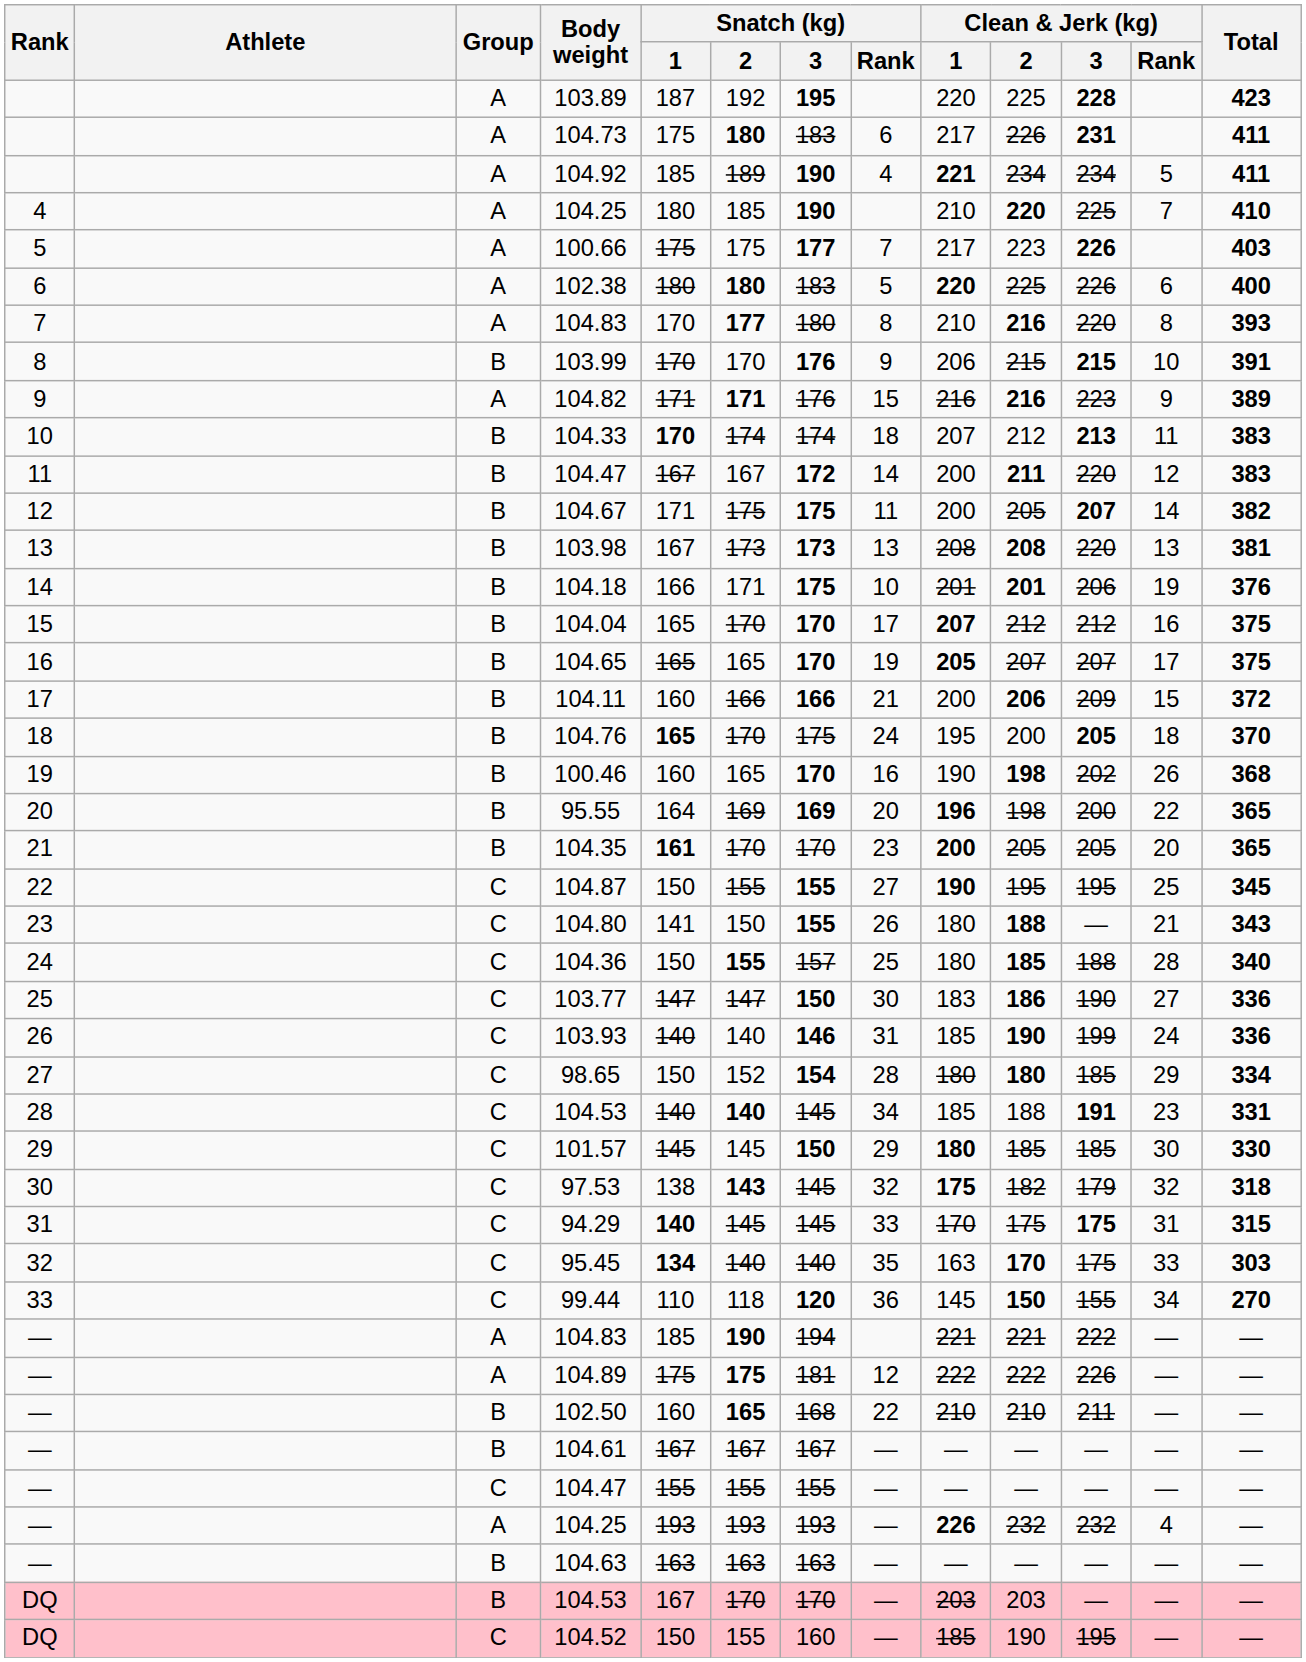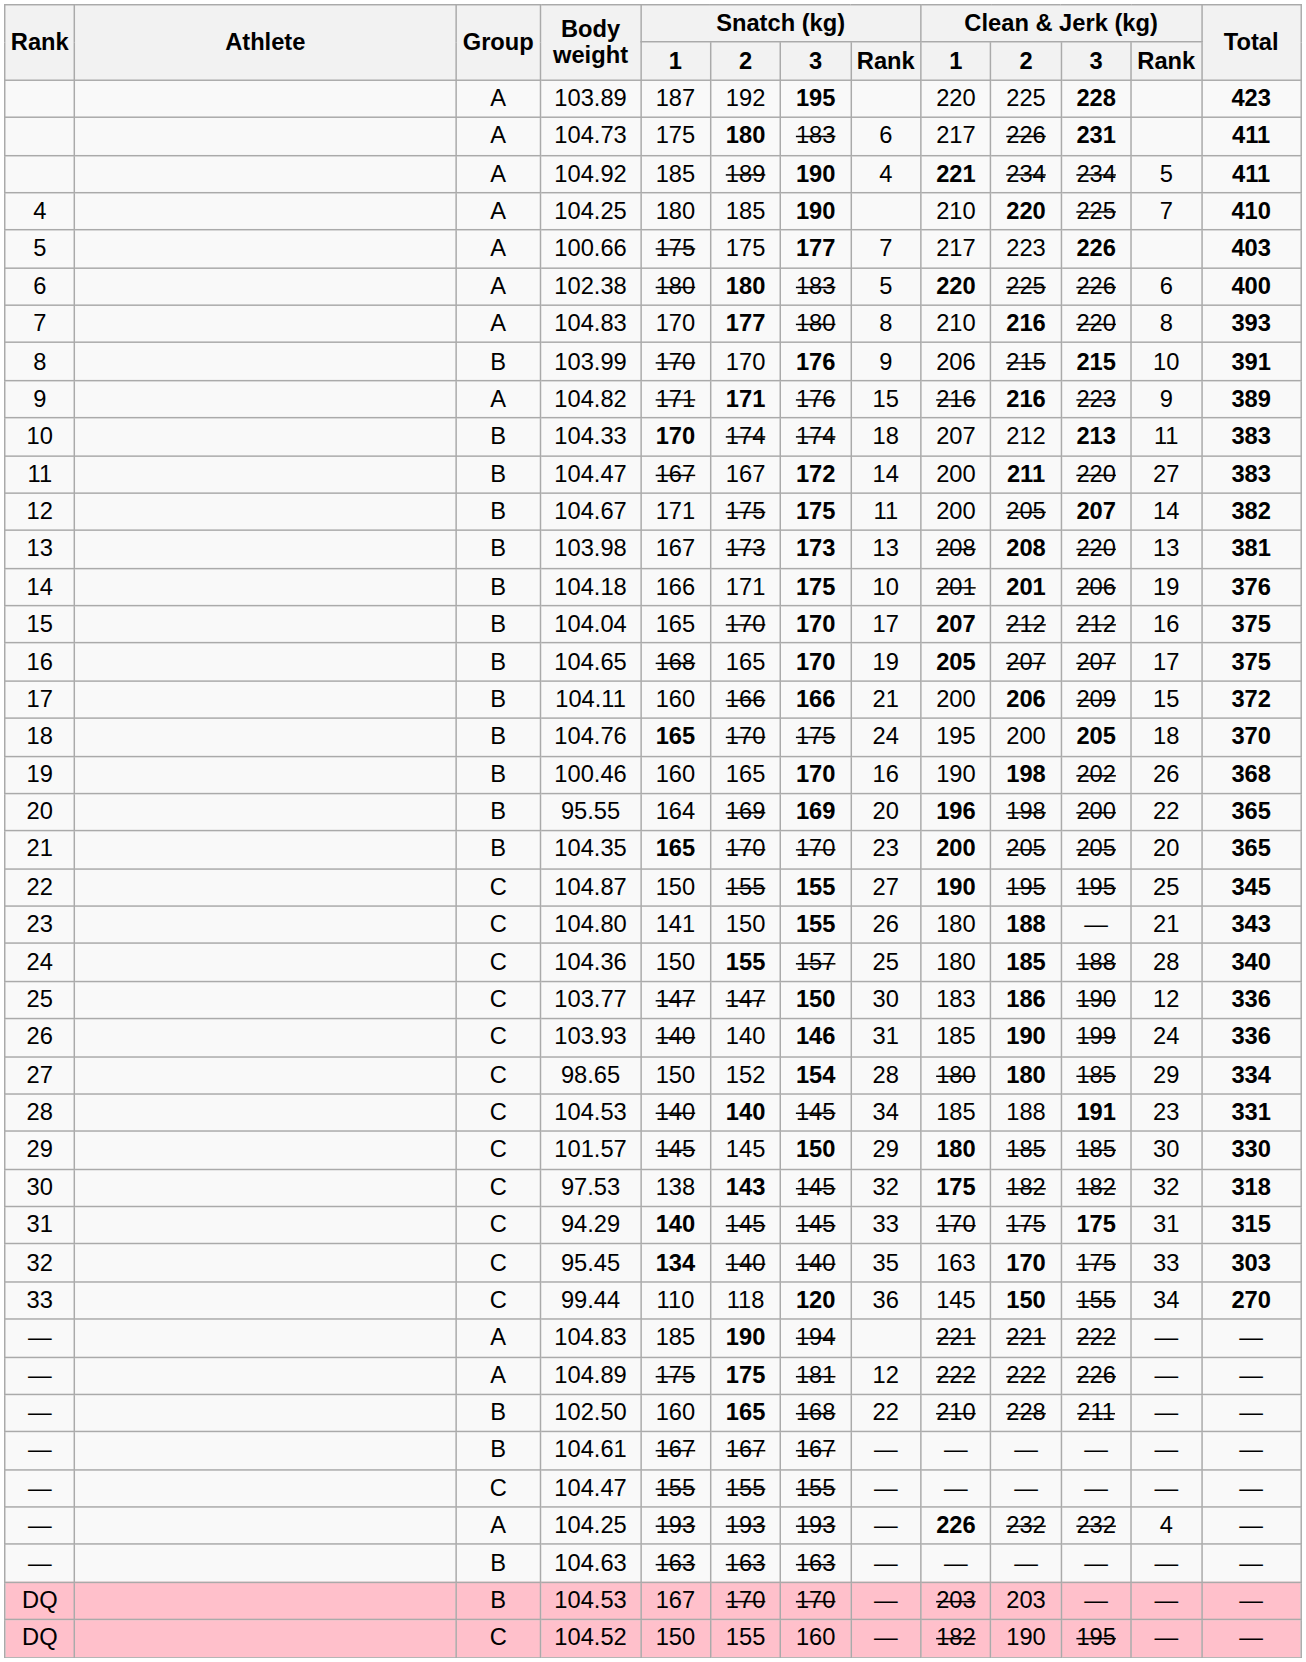(1166, 473) 12 -> (1166, 473) 27
(675, 661) 165 -> (675, 661) 168
(675, 849) 161 -> (675, 849) 165
(1166, 999) 27 -> (1166, 999) 12
(1096, 1187) 179 -> (1096, 1187) 182
(1026, 1412) 210 -> (1026, 1412) 228
(956, 1638) 185 -> (956, 1638) 182
